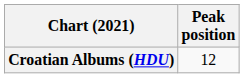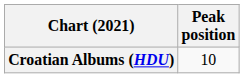(208, 60) 12 -> (208, 60) 10
